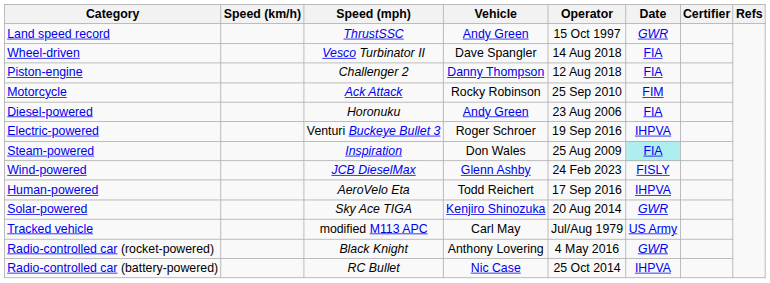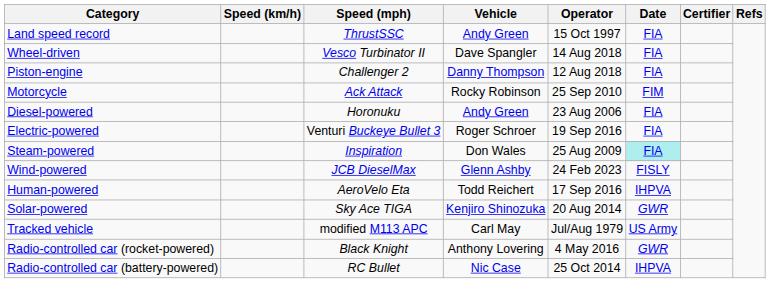(653, 33) GWR -> (653, 33) FIA
(653, 131) IHPVA -> (653, 131) FIA
